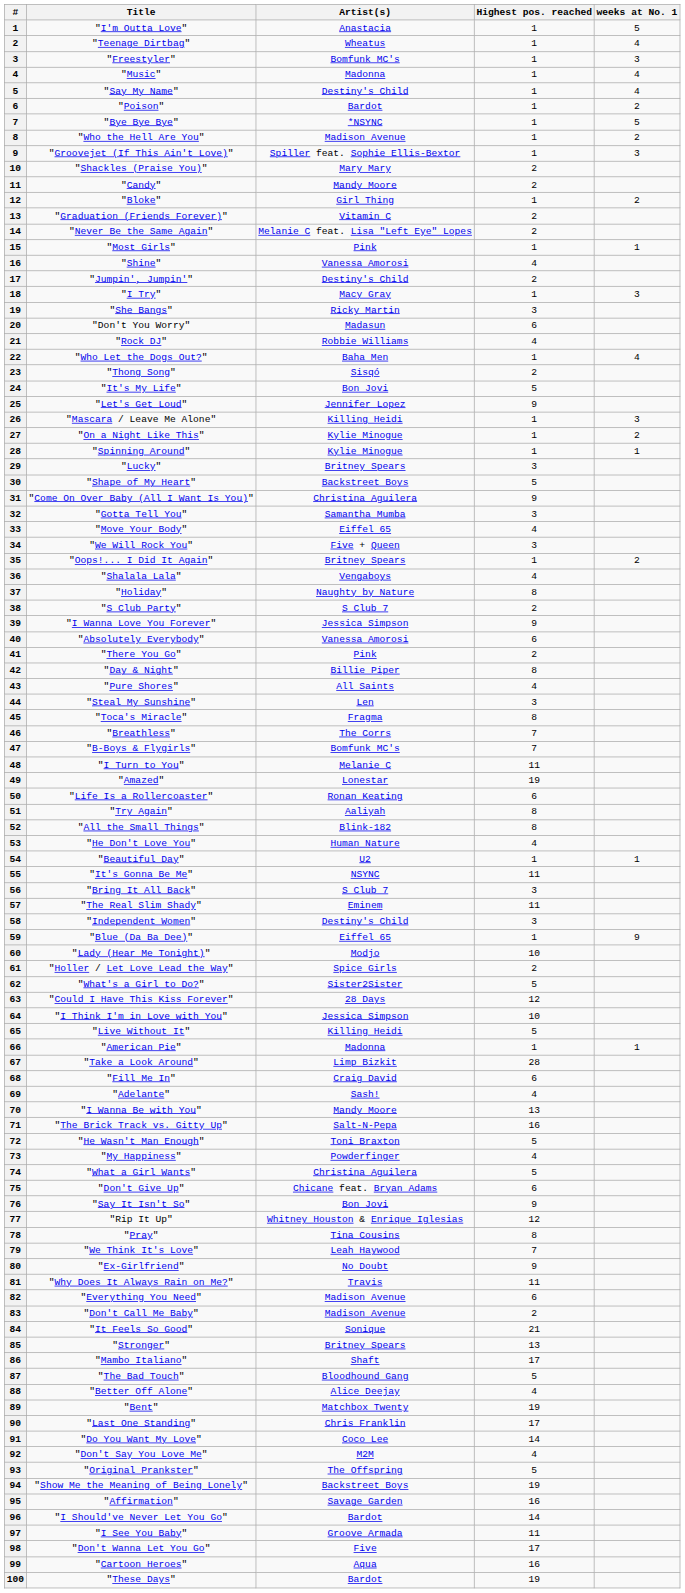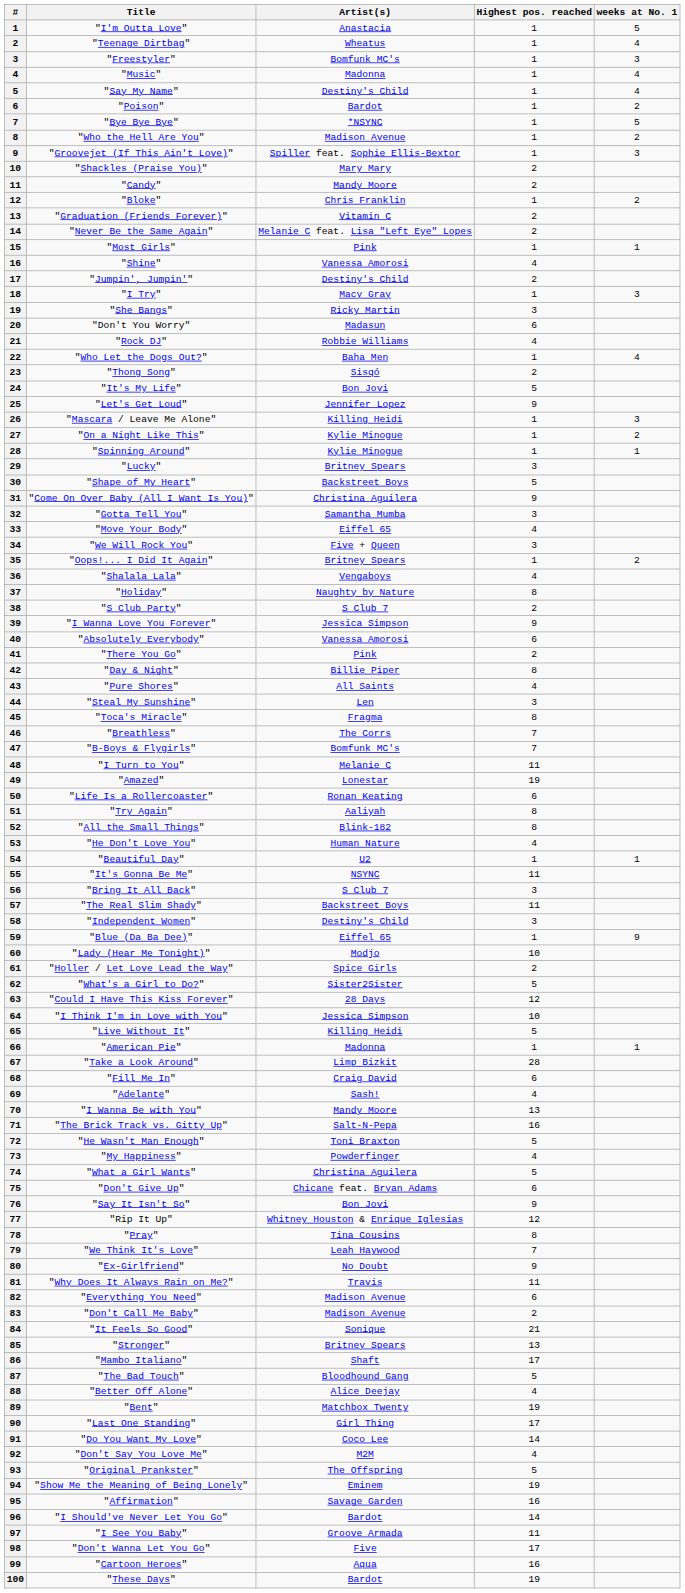(365, 200) Girl Thing -> (365, 200) Chris Franklin
(365, 906) Eminem -> (365, 906) Backstreet Boys
(365, 1423) Chris Franklin -> (365, 1423) Girl Thing
(365, 1486) Backstreet Boys -> (365, 1486) Eminem
